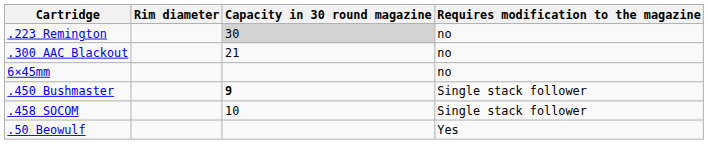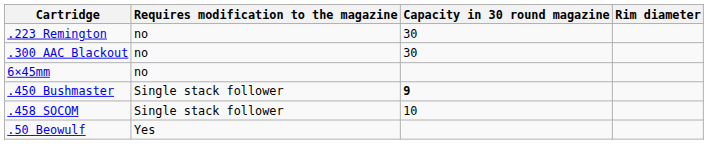columns swapped: (569, 14) <-> (177, 14)
(232, 33) lightgrey background -> (410, 33) no background
(232, 53) 21 -> (410, 53) 30
